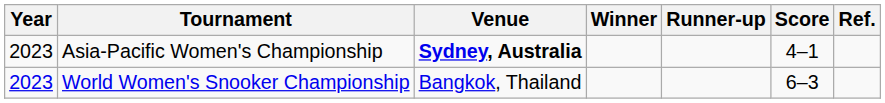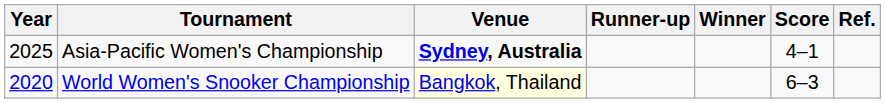columns swapped: (624, 20) <-> (716, 20)
(31, 51) 2023 -> (31, 51) 2025
(31, 82) 2023 -> (31, 82) 2020
(500, 82) no background -> (500, 82) lightyellow background
